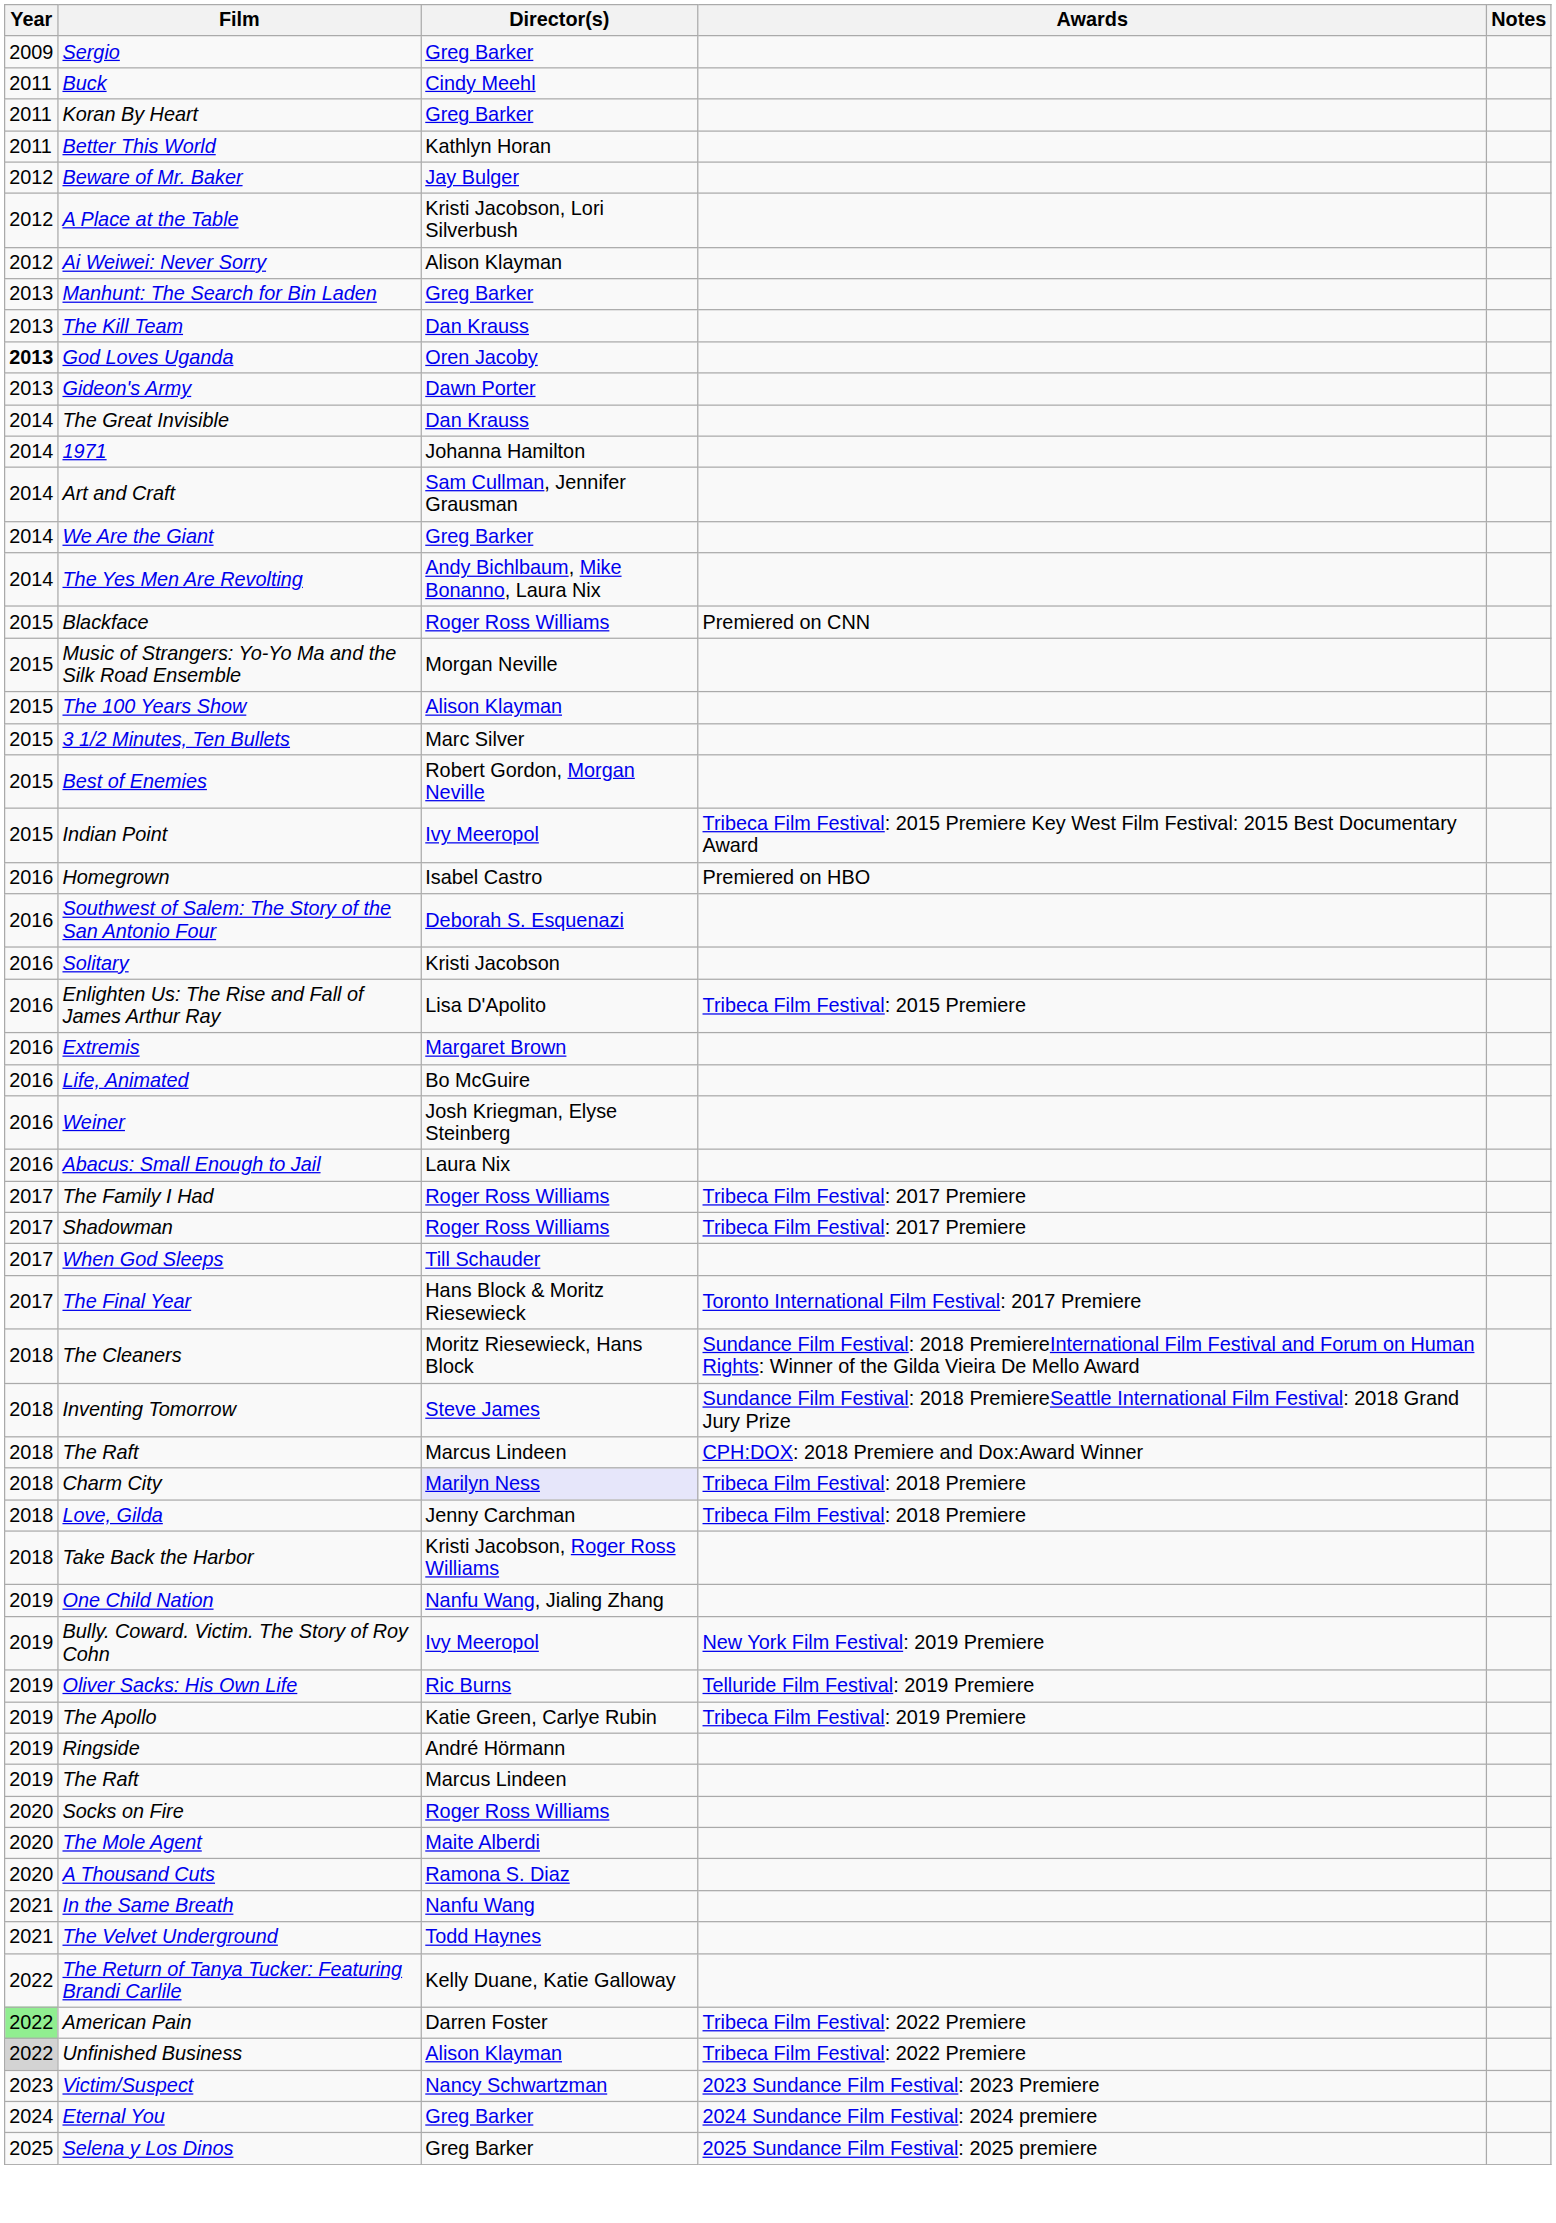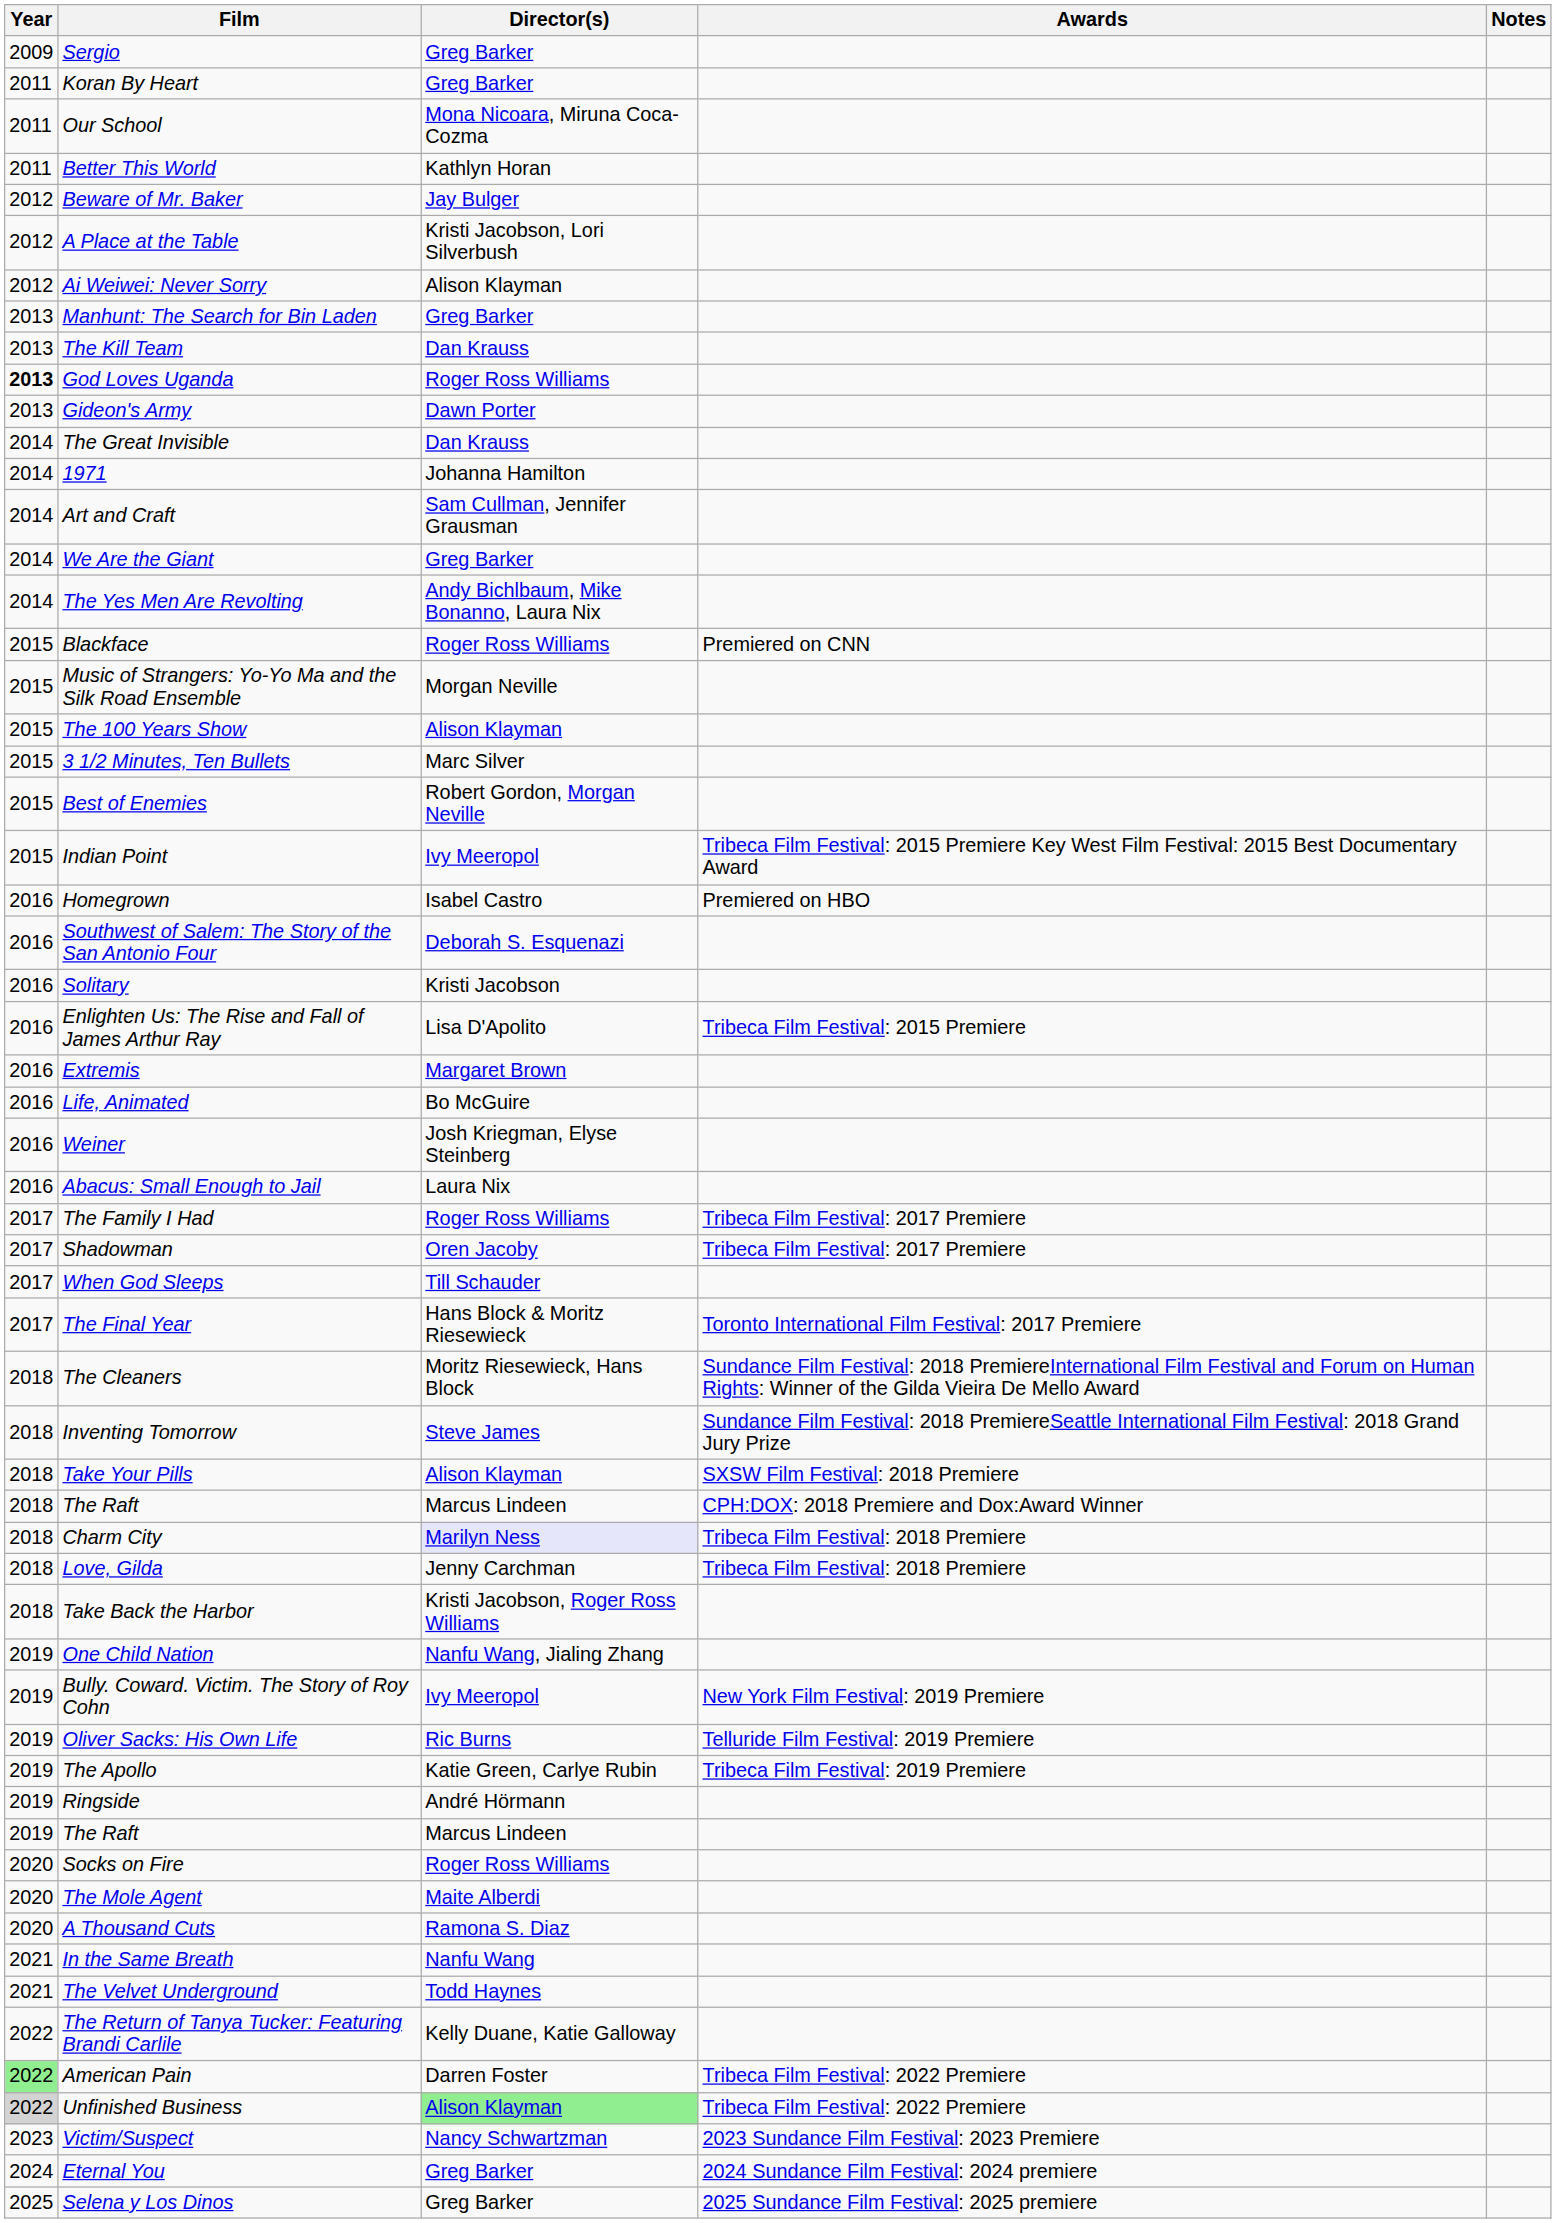- row: (85, 83)
+ row: (112, 125)
(482, 357) Oren Jacoby -> (517, 379) Roger Ross Williams
(517, 1227) Roger Ross Williams -> (482, 1250) Oren Jacoby
+ row: (128, 1474)
(494, 2054) no background -> (494, 2107) lightgreen background
